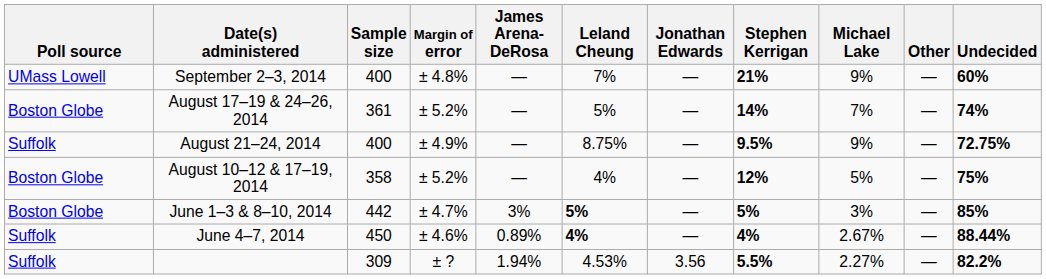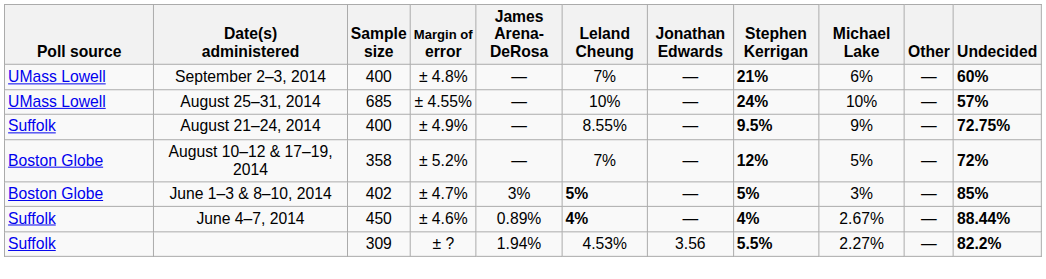(862, 77) 9% -> (862, 77) 6%
+ row: (251, 101)
- row: (251, 110)
(605, 144) 8.75% -> (605, 126) 8.55%
(605, 178) 4% -> (605, 160) 7%
(973, 178) 75% -> (973, 160) 72%
(379, 211) 442 -> (379, 194) 402
